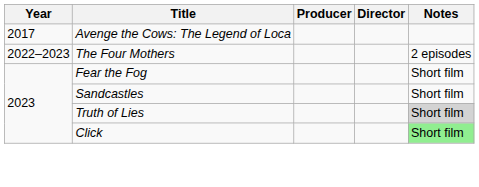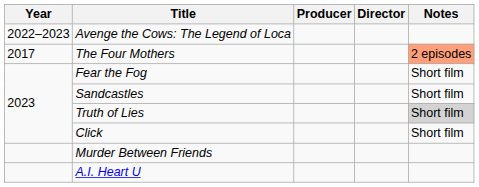(21, 34) 2017 -> (39, 34) 2022–2023
(39, 53) 2022–2023 -> (21, 53) 2017
(441, 53) no background -> (441, 53) lightsalmon background
(437, 133) lightgreen background -> (437, 133) no background
+ row: (144, 152)
+ row: (108, 172)
